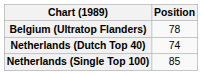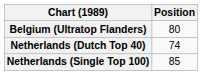(175, 29) 78 -> (175, 29) 80
